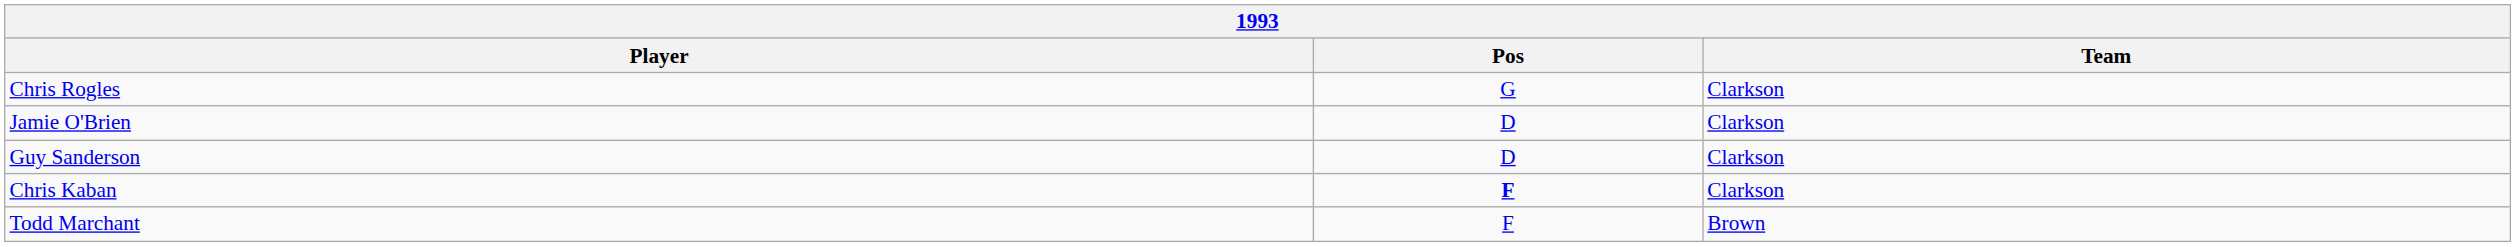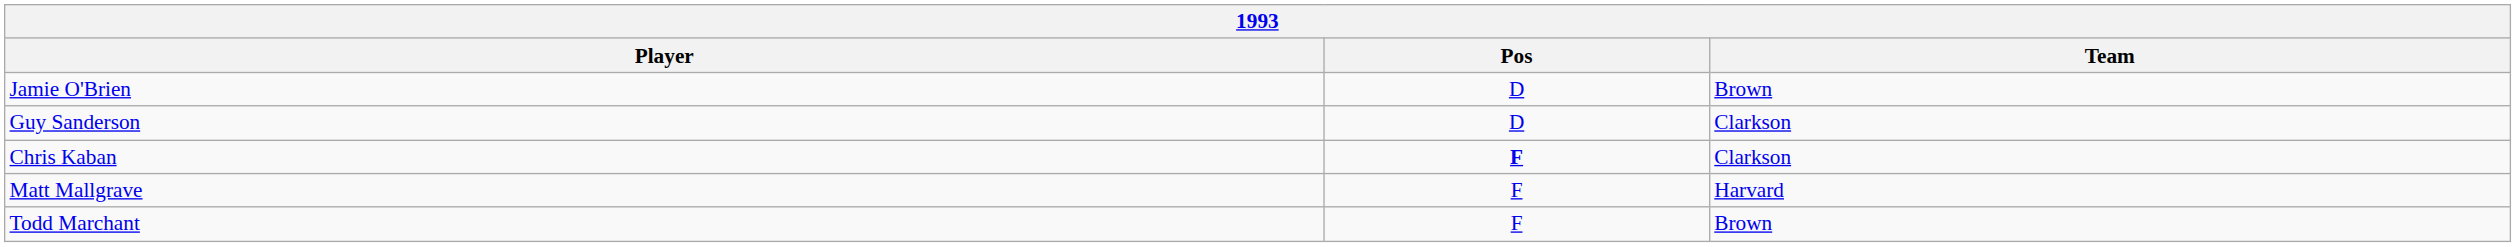- row: (65, 88)
(1746, 122) Clarkson -> (1743, 88) Brown
+ row: (76, 190)
